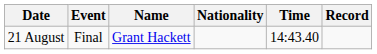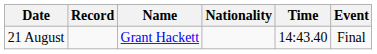columns swapped: (88, 15) <-> (347, 15)
